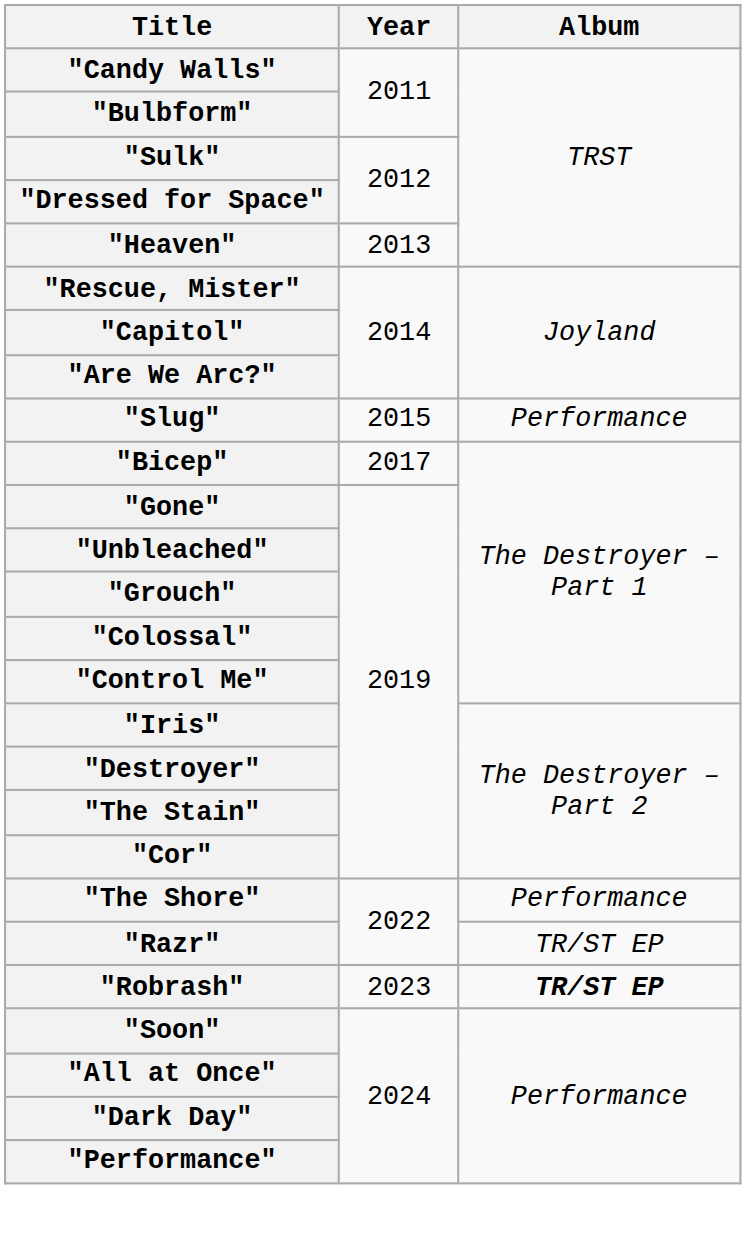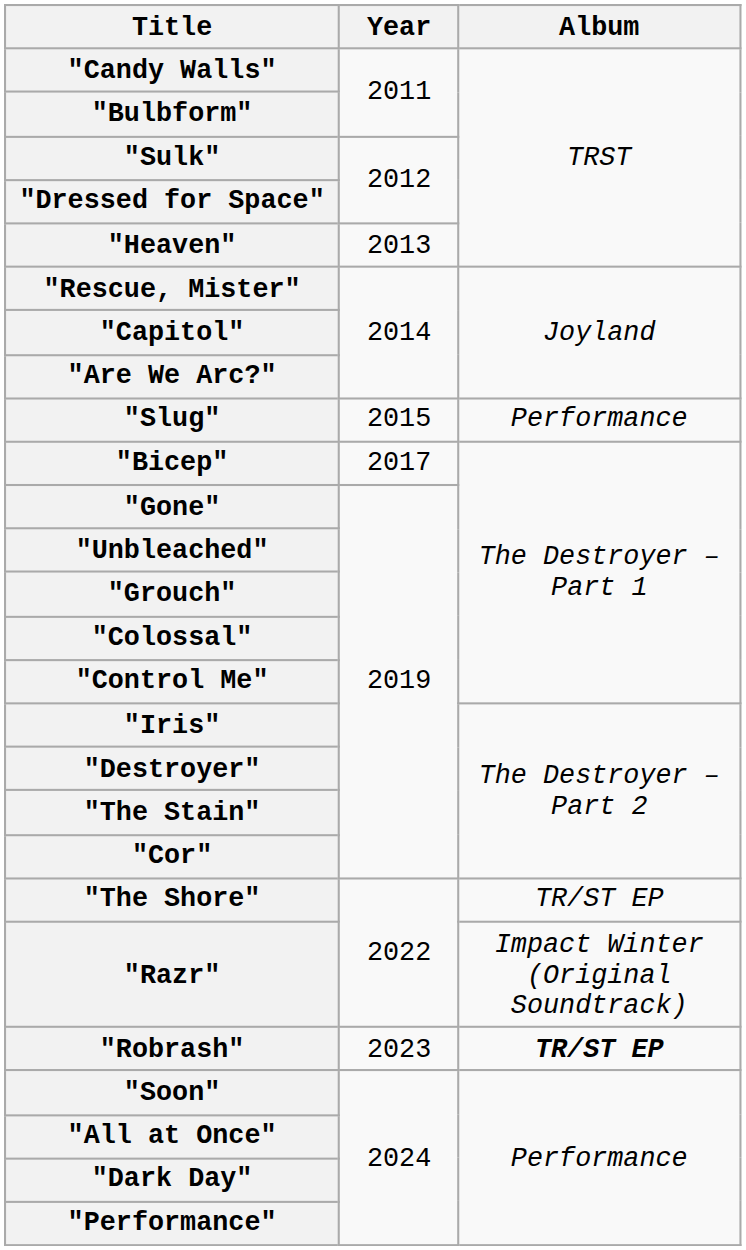(599, 900) Performance -> (599, 900) TR/ST EP
(599, 943) TR/ST EP -> (599, 974) Impact Winter (Original Soundtrack)
